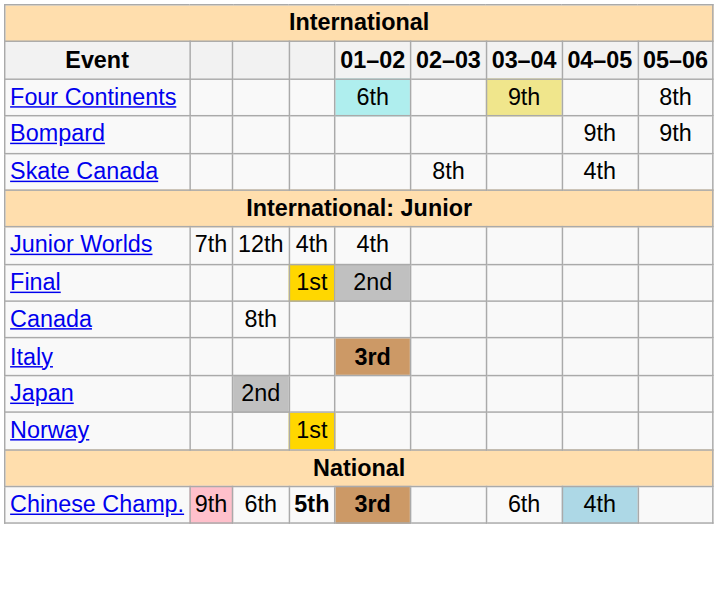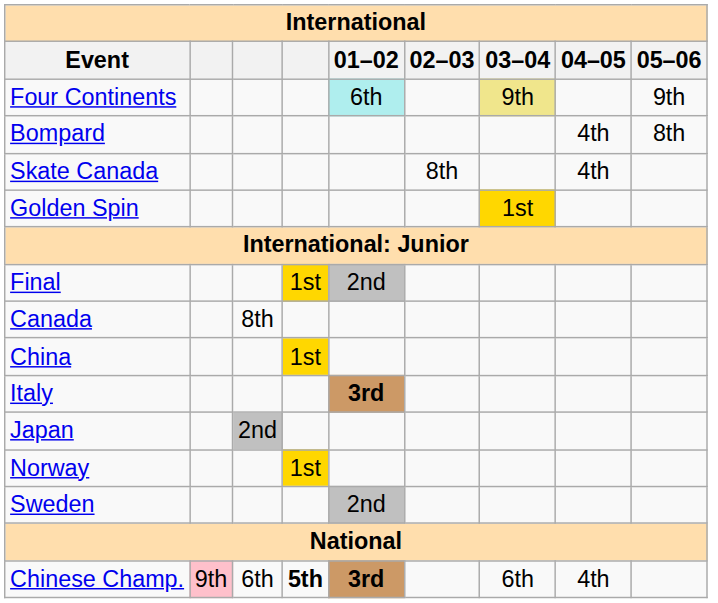(676, 97) 8th -> (669, 97) 9th
(600, 134) 9th -> (593, 134) 4th
(676, 134) 9th -> (669, 134) 8th
+ row: (74, 208)
- row: (81, 245)
+ row: (41, 356)
+ row: (52, 504)
(600, 504) lightblue background -> (593, 578) no background
